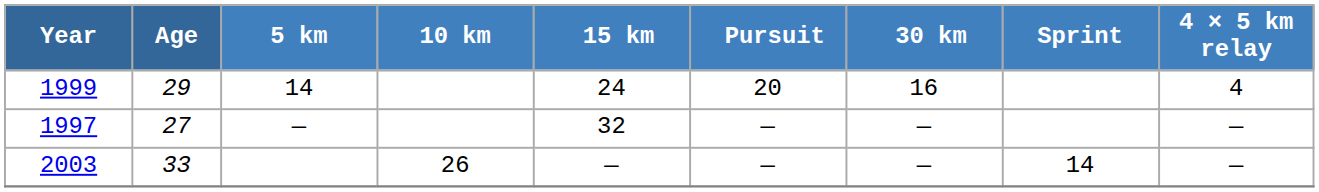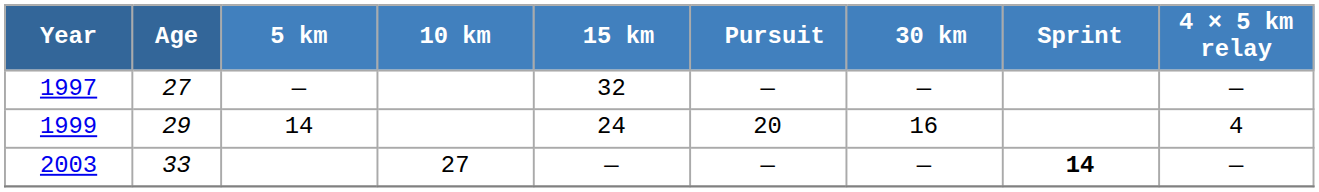rows swapped: (69, 129) <-> (69, 90)
(455, 167) 26 -> (455, 167) 27
(1080, 167) normal -> (1080, 167) bold
